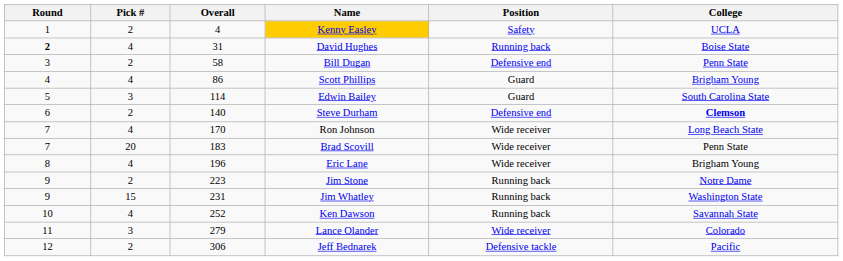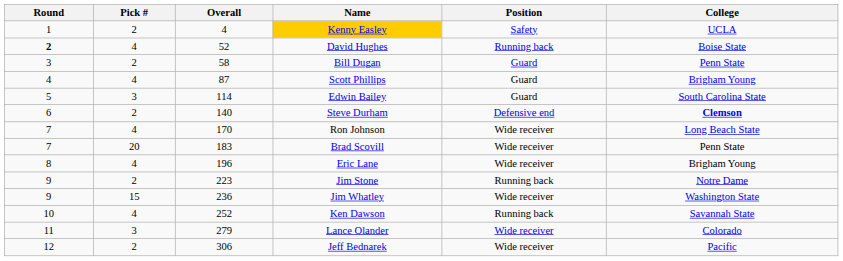(218, 46) 31 -> (224, 46) 52
(521, 63) Defensive end -> (524, 63) Guard
(218, 79) 86 -> (224, 79) 87
(218, 197) 231 -> (224, 197) 236
(521, 197) Running back -> (524, 197) Wide receiver
(521, 247) Defensive tackle -> (524, 247) Wide receiver
